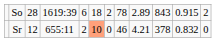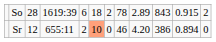(141, 29) 4.21 -> (141, 29) 4.20
(163, 29) 378 -> (163, 29) 386
(187, 29) 0.832 -> (187, 29) 0.894
